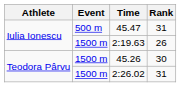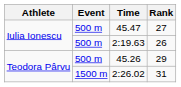(161, 28) 31 -> (161, 28) 27
(91, 43) 1500 m -> (88, 43) 500 m
(91, 59) 1500 m -> (88, 59) 500 m
(161, 59) 30 -> (161, 59) 29
